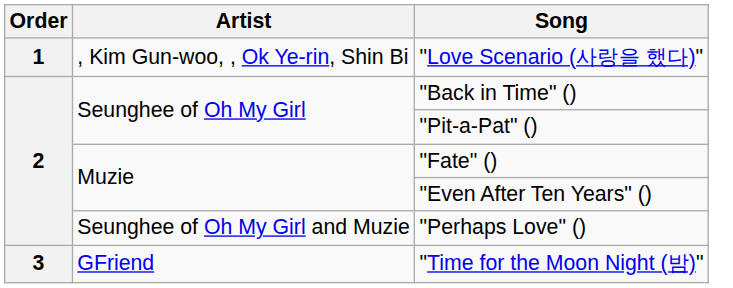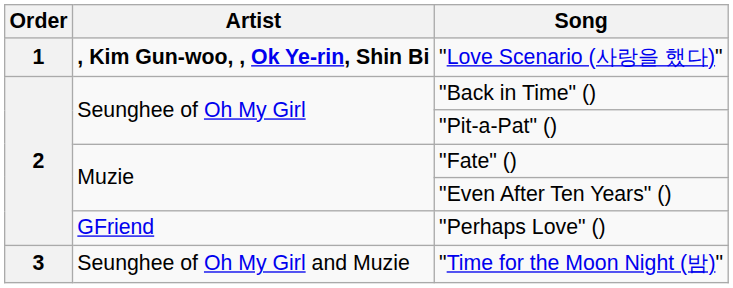(243, 57) normal -> (253, 57) bold
(244, 227) Seunghee of Oh My Girl and Muzie -> (116, 227) GFriend
(116, 263) GFriend -> (244, 263) Seunghee of Oh My Girl and Muzie
